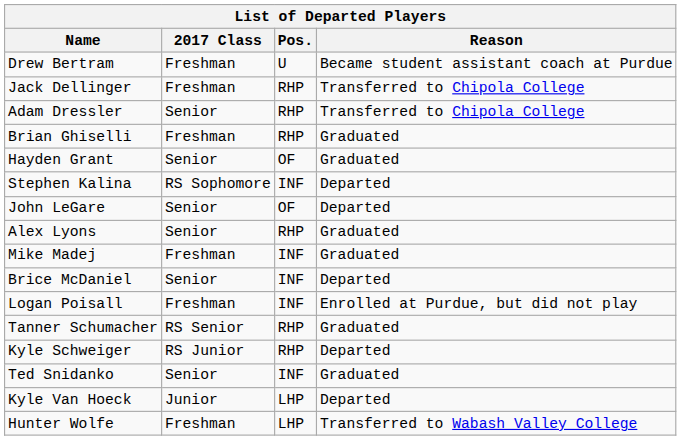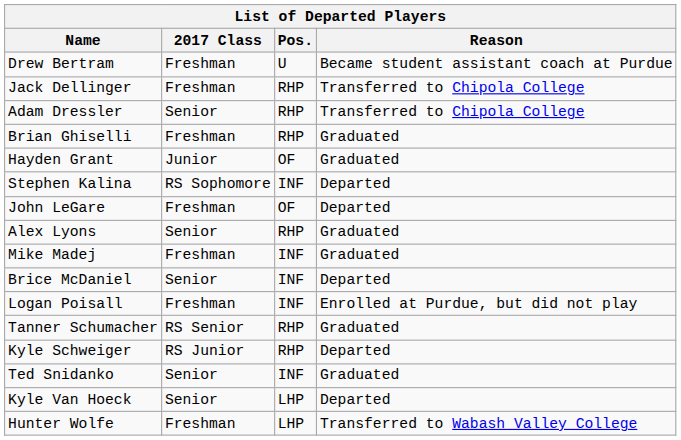(191, 160) Senior -> (191, 160) Junior
(191, 208) Senior -> (200, 208) Freshman
(191, 400) Junior -> (191, 400) Senior
